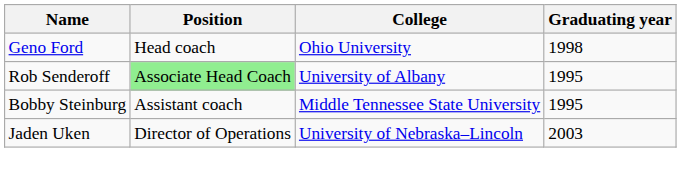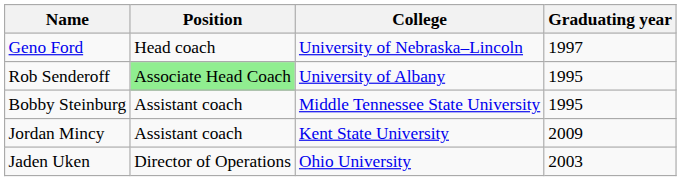(355, 47) Ohio University -> (411, 47) University of Nebraska–Lincoln
(566, 47) 1998 -> (566, 47) 1997
+ row: (56, 133)
(411, 133) University of Nebraska–Lincoln -> (355, 161) Ohio University
